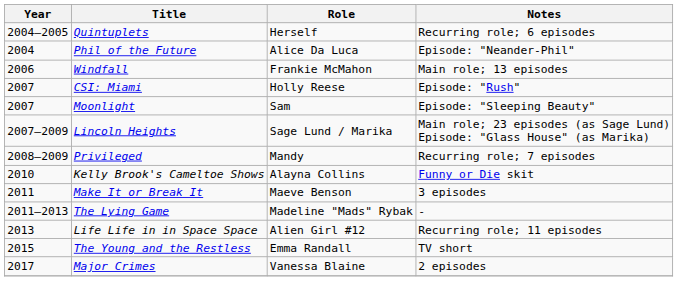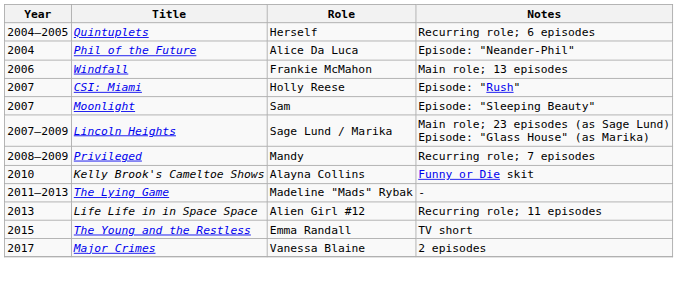- row: (138, 193)
